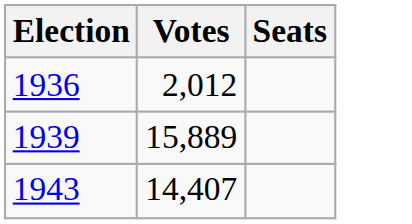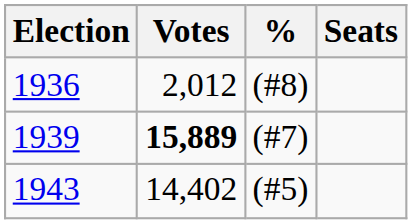+ column: (280, 31)
(191, 137) normal -> (191, 137) bold
(191, 190) 14,407 -> (191, 190) 14,402
